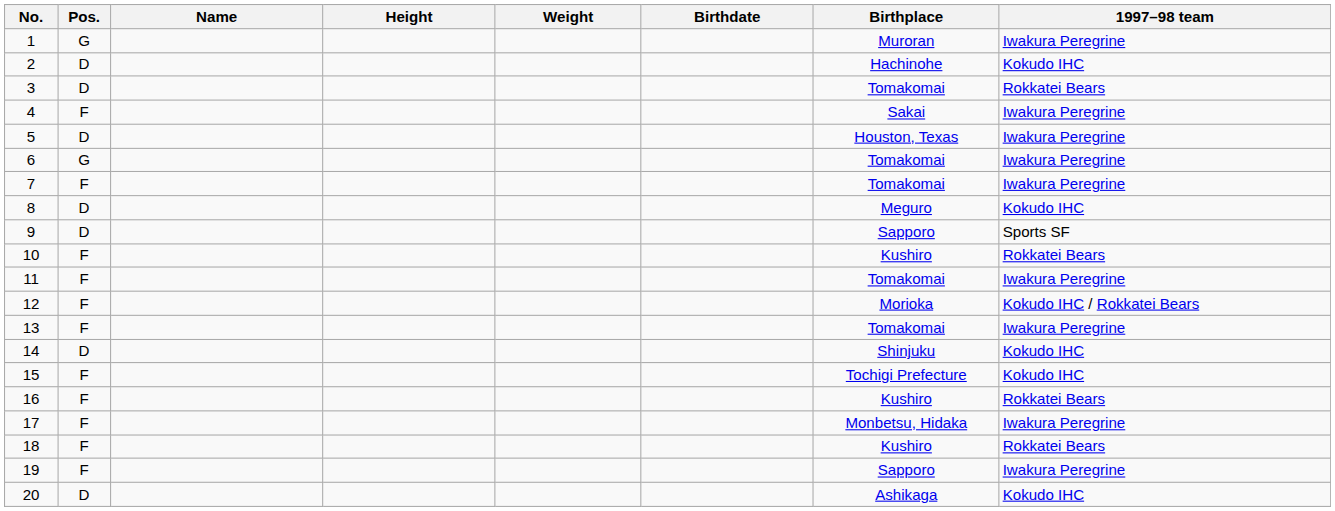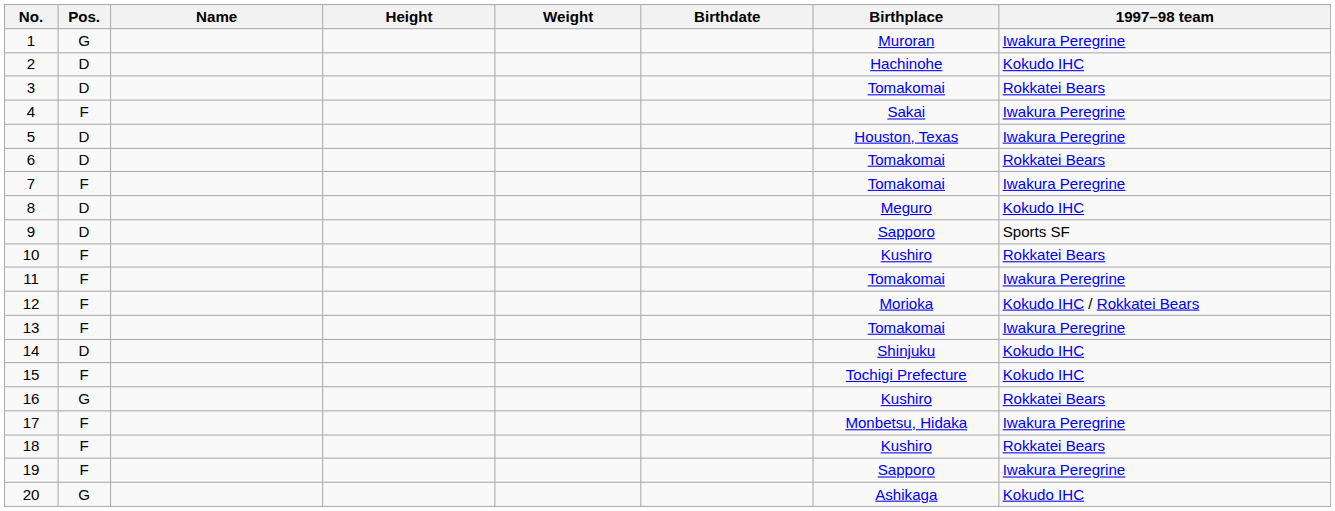(84, 160) G -> (84, 160) D
(1064, 160) Iwakura Peregrine -> (1054, 160) Rokkatei Bears
(84, 399) F -> (84, 399) G
(84, 495) D -> (84, 495) G
